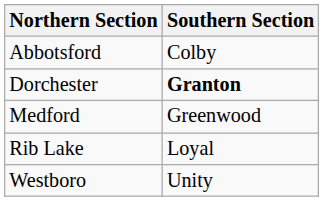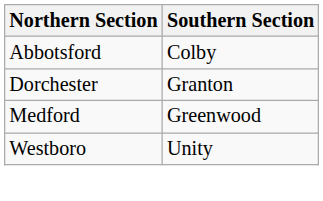(204, 84) bold -> (200, 84) normal
- row: (47, 148)
